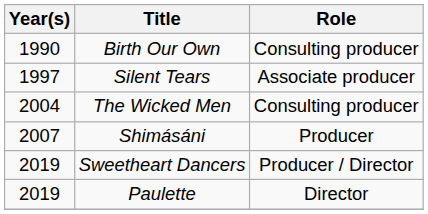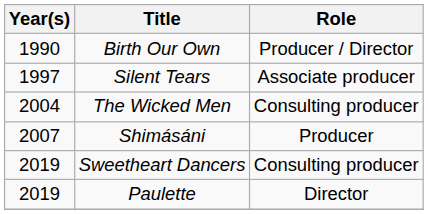(336, 48) Consulting producer -> (336, 48) Producer / Director
(336, 164) Producer / Director -> (336, 164) Consulting producer
